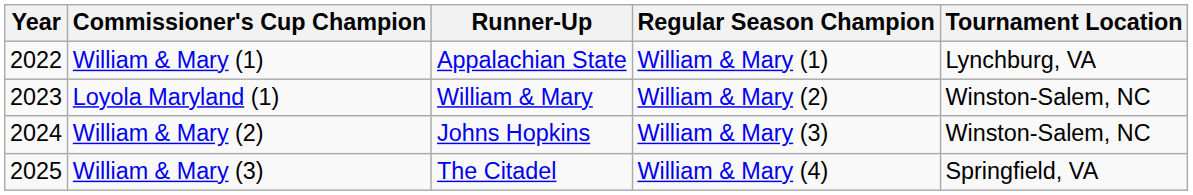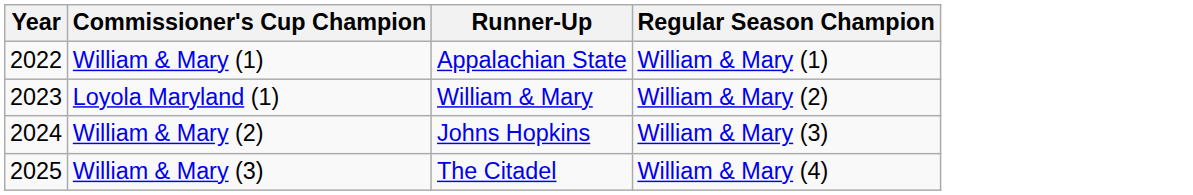- column: (1064, 23)
